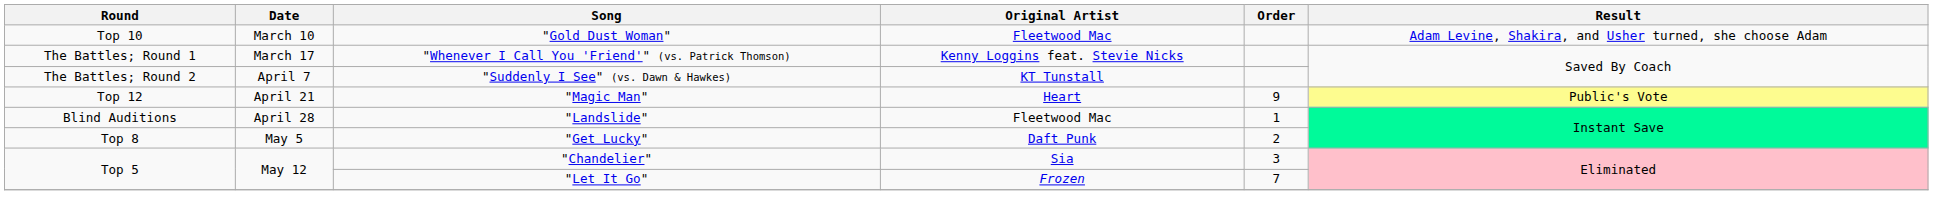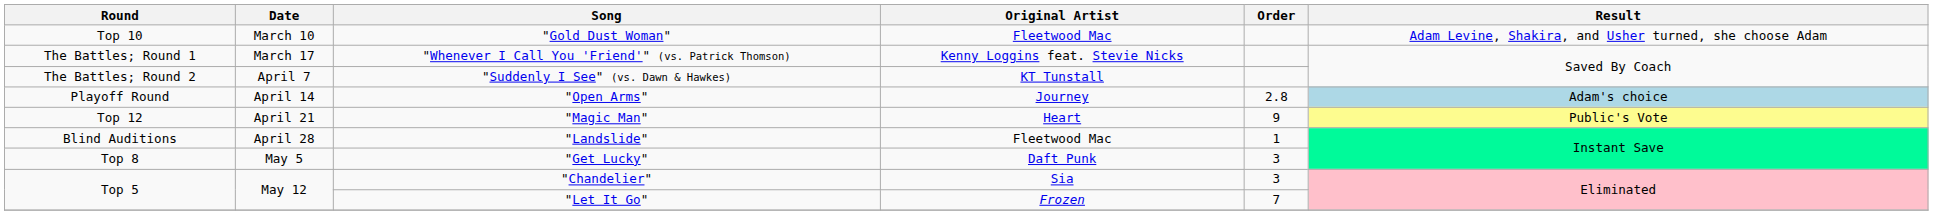+ row: (607, 97)
(1276, 138) 2 -> (1276, 159) 3
